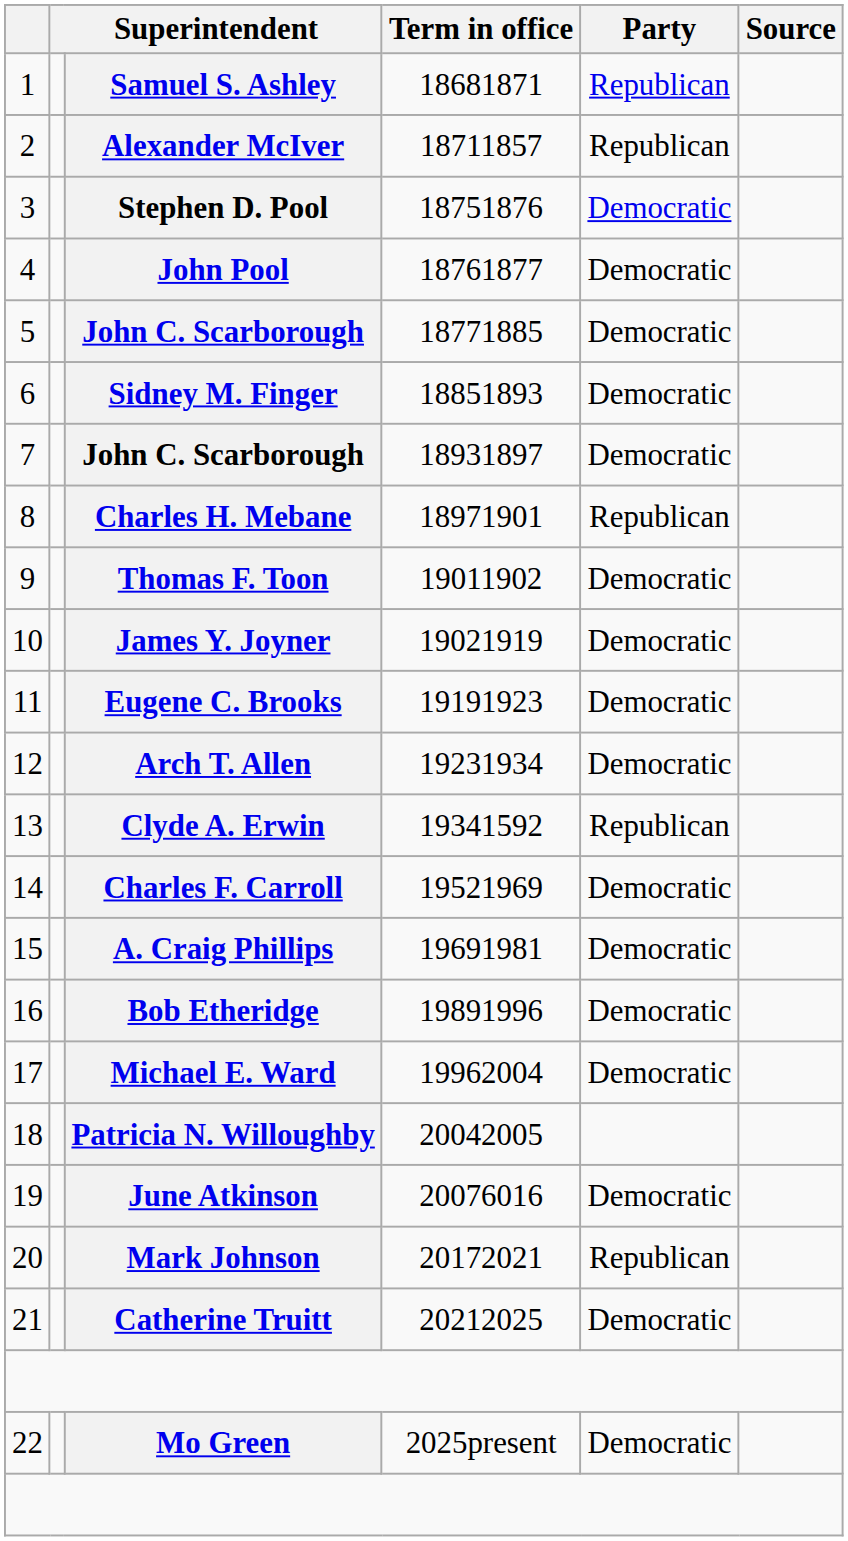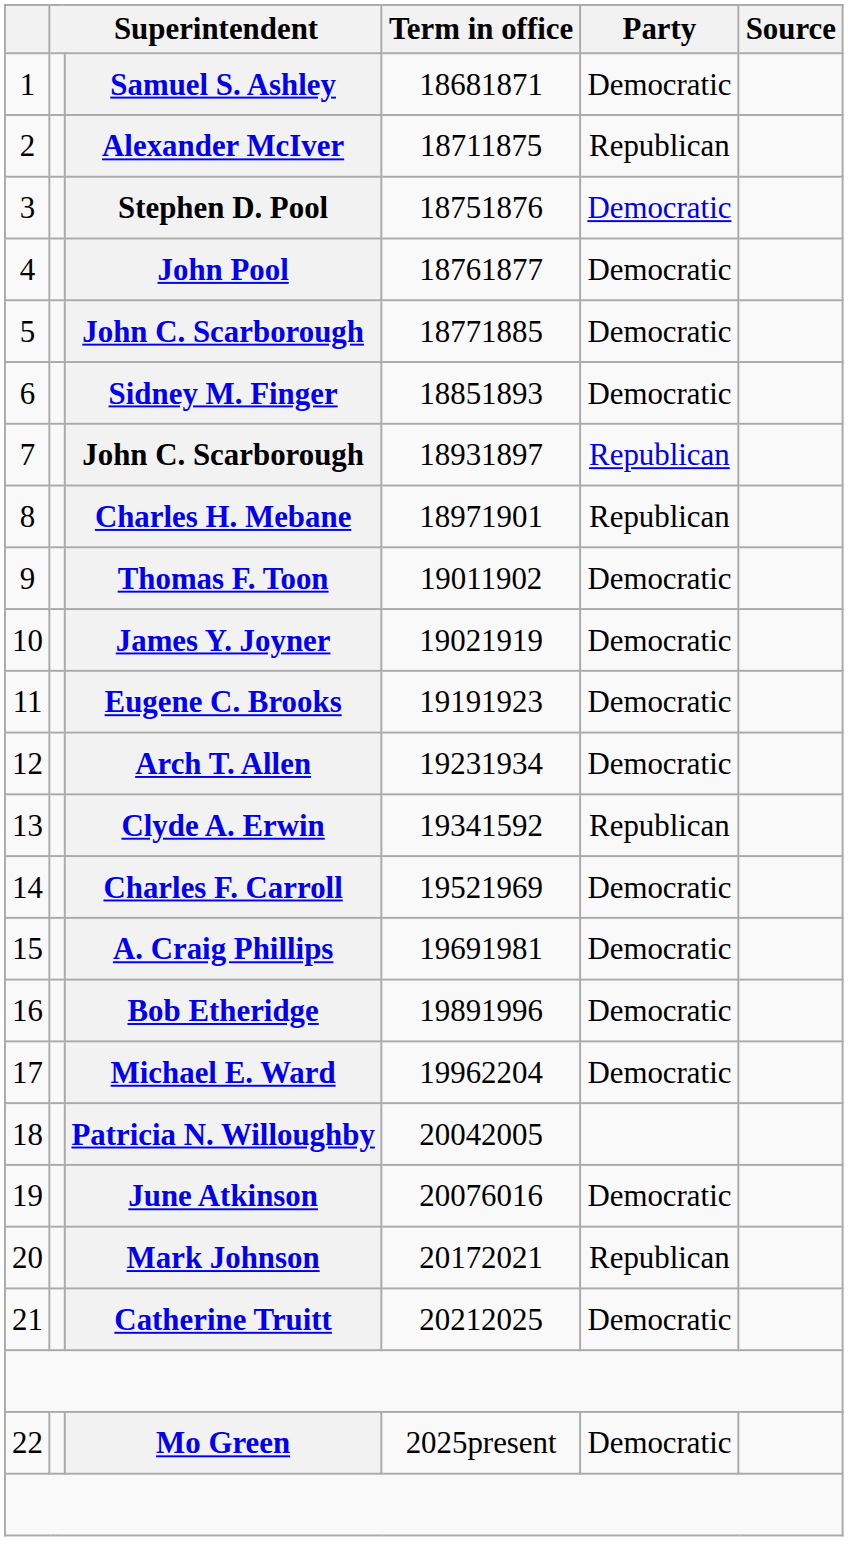(659, 84) Republican -> (659, 84) Democratic
(481, 146) 18711857 -> (481, 146) 18711875
(659, 454) Democratic -> (659, 454) Republican
(481, 1072) 19962004 -> (481, 1072) 19962204
